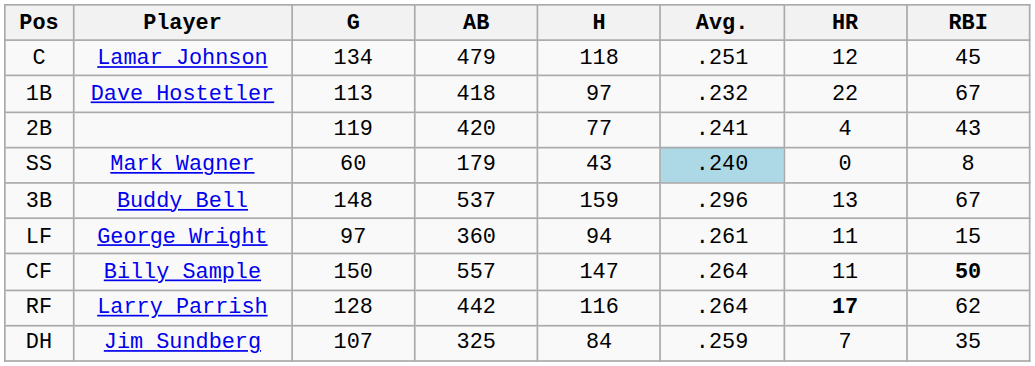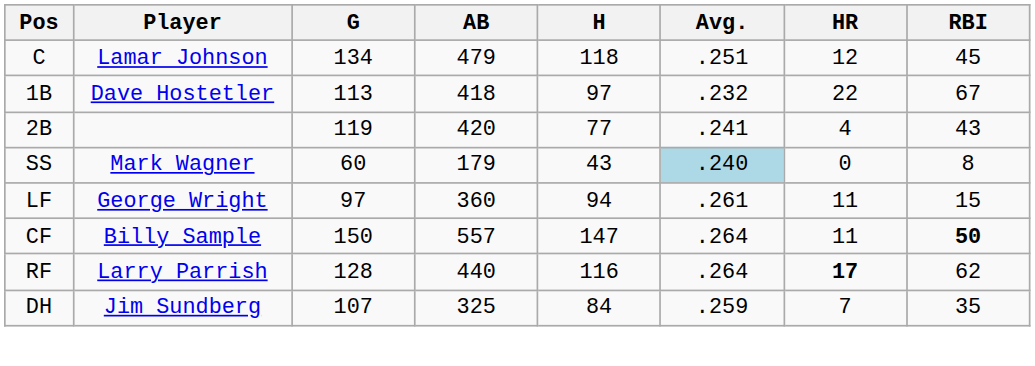- row: (39, 201)
(476, 307) 442 -> (476, 272) 440
